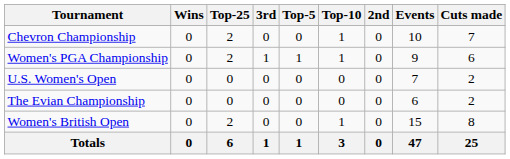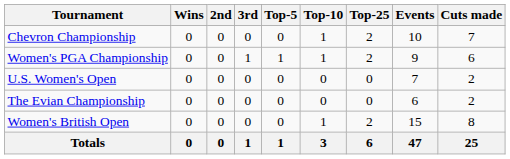columns swapped: (379, 15) <-> (230, 15)
